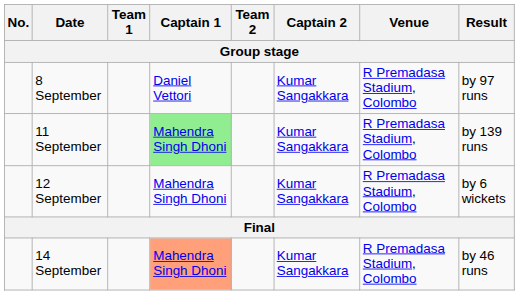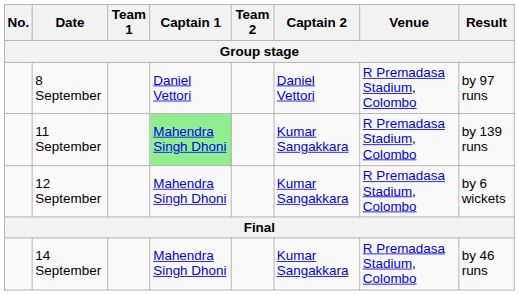(313, 88) Kumar Sangakkara -> (296, 88) Daniel Vettori
(190, 264) lightsalmon background -> (190, 264) no background
